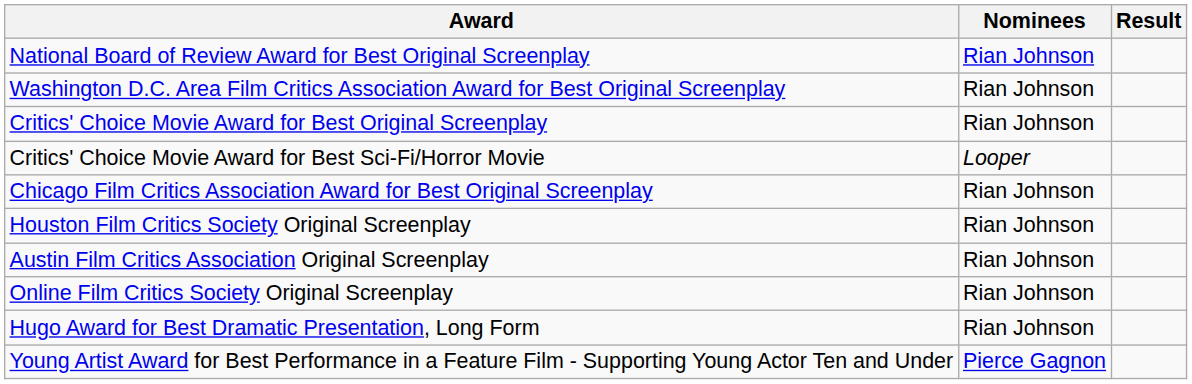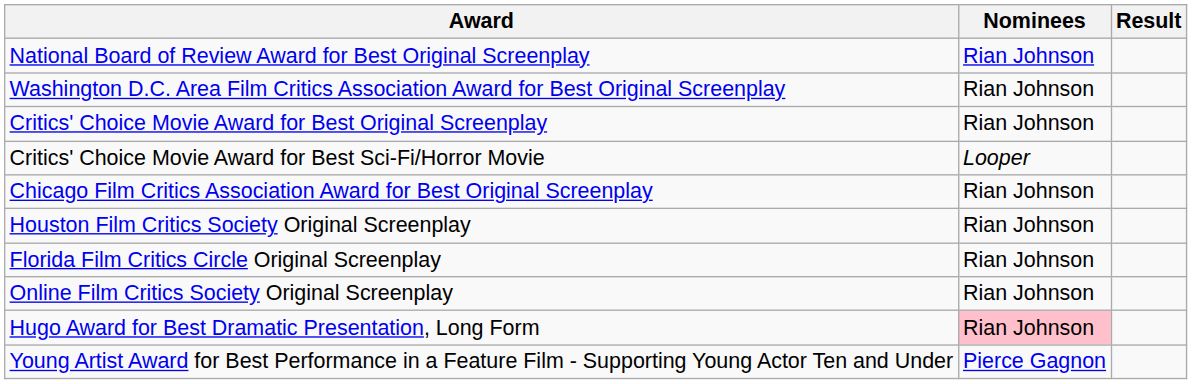- row: (249, 259)
+ row: (225, 259)
(1029, 327) no background -> (1029, 327) pink background
